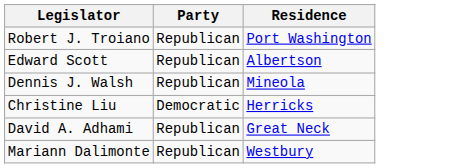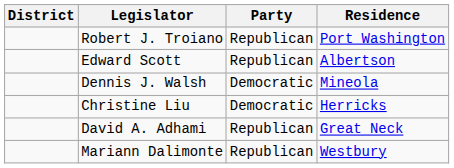+ column: (41, 16)
(198, 84) Republican -> (272, 84) Democratic
